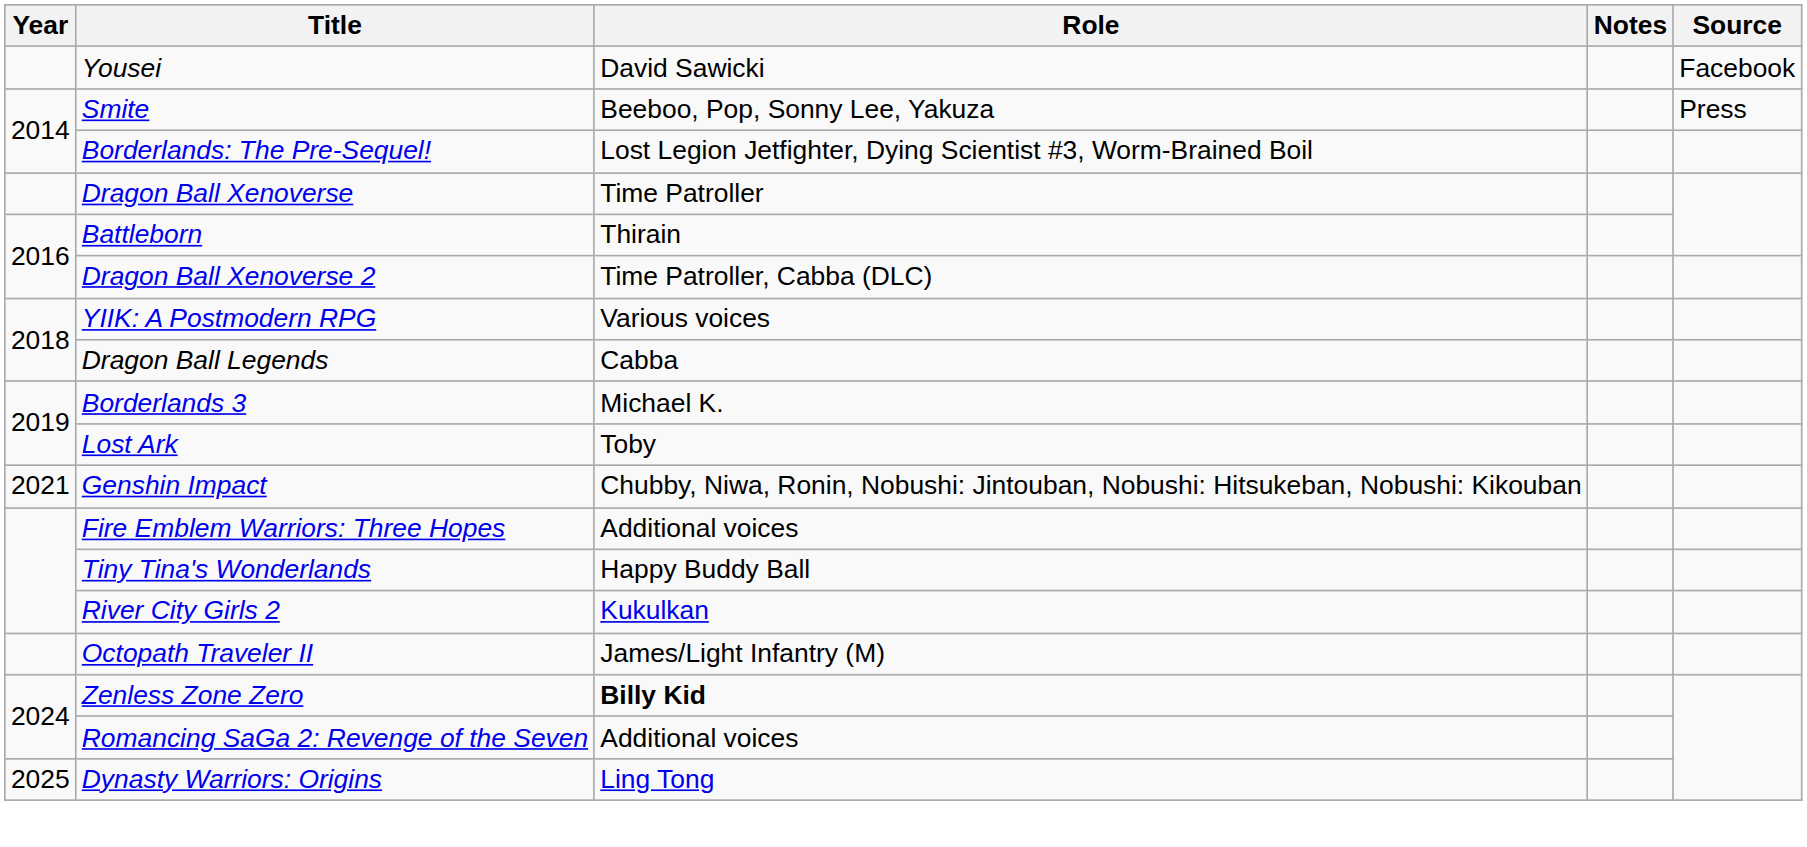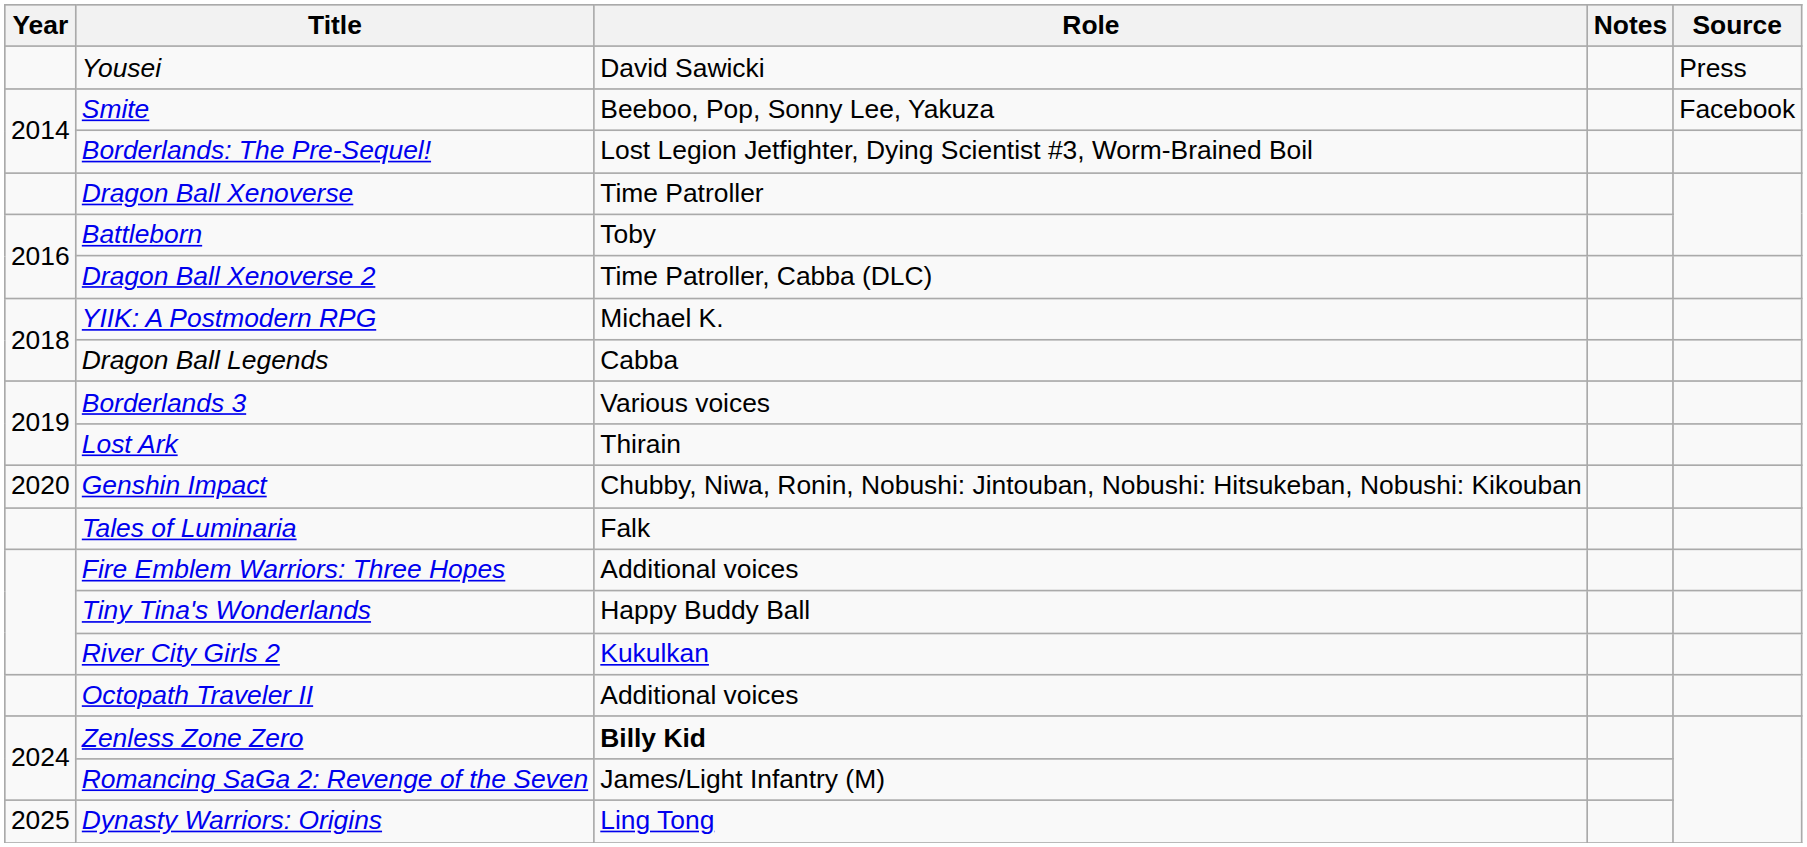(1737, 67) Facebook -> (1713, 67) Press
(1713, 109) Press -> (1737, 109) Facebook
(641, 234) Thirain -> (628, 234) Toby
(685, 318) Various voices -> (662, 318) Michael K.
(662, 402) Michael K. -> (685, 402) Various voices
(628, 444) Toby -> (641, 444) Thirain
(40, 485) 2021 -> (40, 485) 2020
+ row: (189, 527)
(743, 653) James/Light Infantry (M) -> (699, 695) Additional voices
(699, 737) Additional voices -> (743, 779) James/Light Infantry (M)
